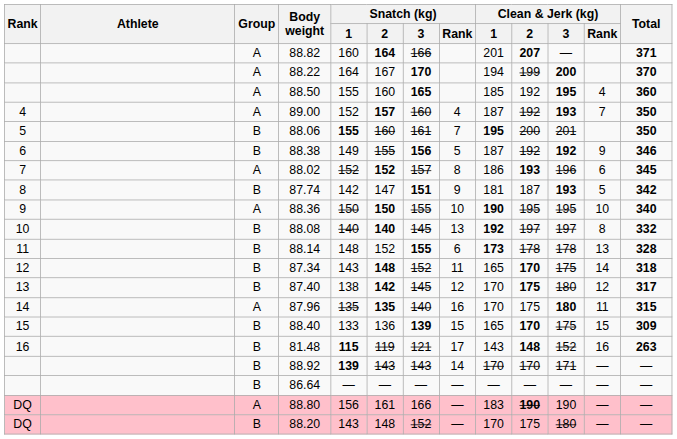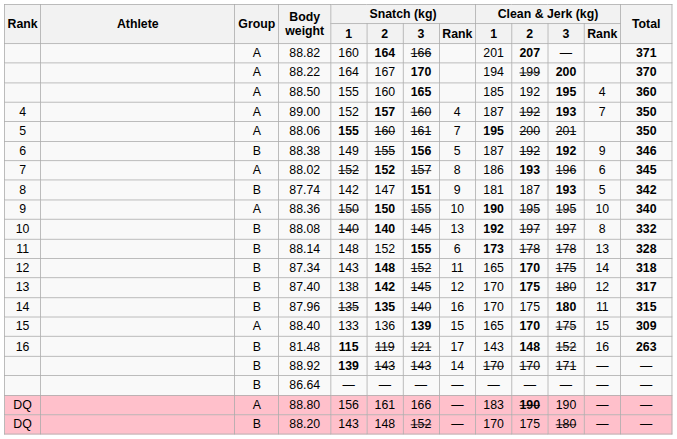(257, 131) B -> (257, 131) A
(257, 307) A -> (257, 307) B
(257, 326) B -> (257, 326) A
